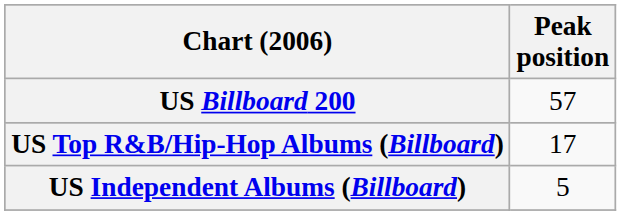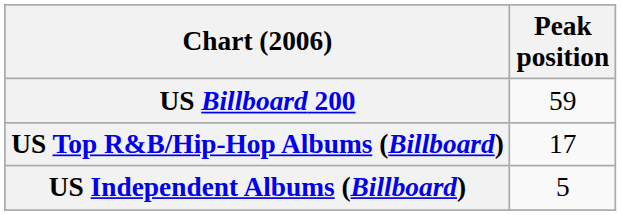(563, 100) 57 -> (563, 100) 59
